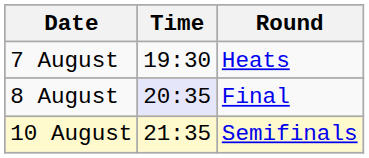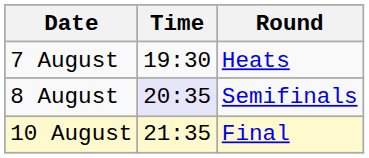(256, 97) Final -> (290, 97) Semifinals
(290, 134) Semifinals -> (256, 134) Final
